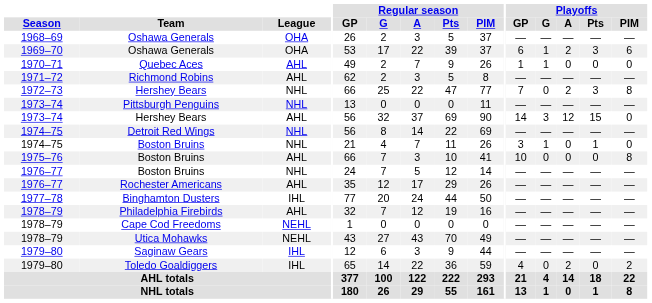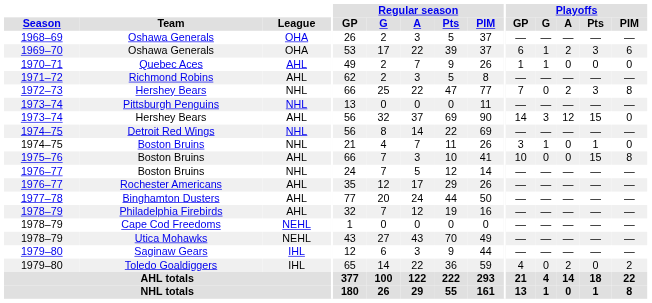(596, 158) 0 -> (596, 158) 15
(297, 198) IHL -> (297, 198) AHL
